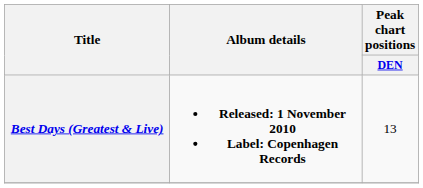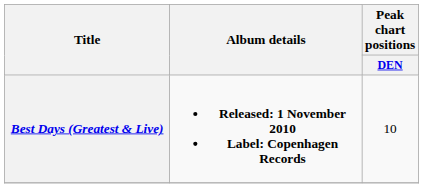(390, 128) 13 -> (390, 128) 10
